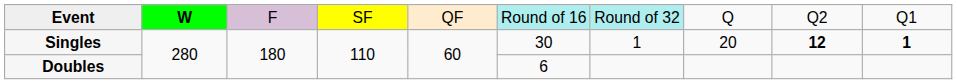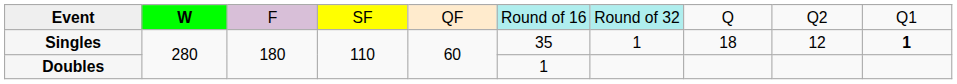(544, 42) 30 -> (544, 42) 35
(728, 42) 20 -> (728, 42) 18
(817, 42) bold -> (817, 42) normal
(544, 67) 6 -> (544, 67) 1
